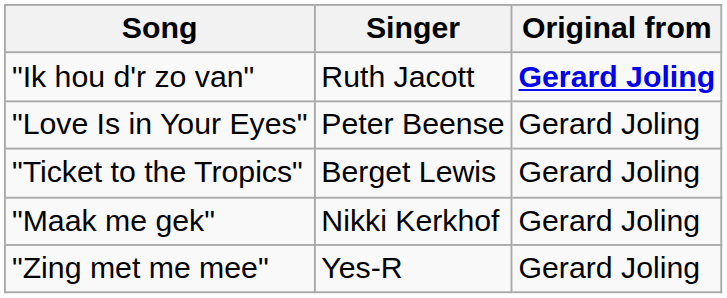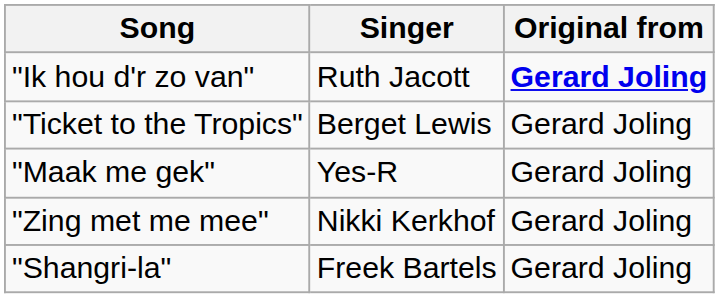- row: (160, 124)
(410, 220) Nikki Kerkhof -> (357, 172) Yes-R
(362, 268) Yes-R -> (406, 220) Nikki Kerkhof
+ row: (92, 268)
